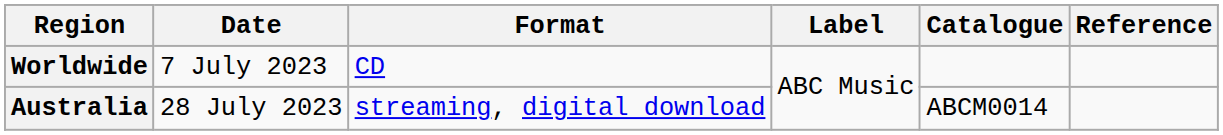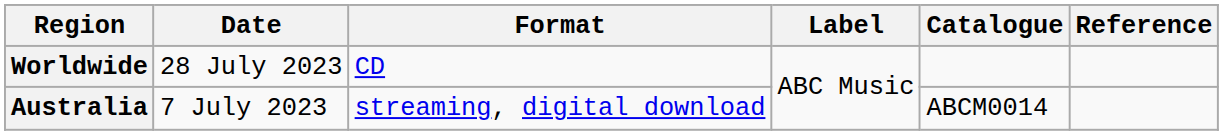(244, 67) 7 July 2023 -> (251, 67) 28 July 2023
(251, 108) 28 July 2023 -> (244, 108) 7 July 2023
